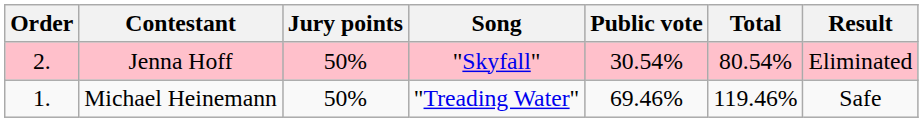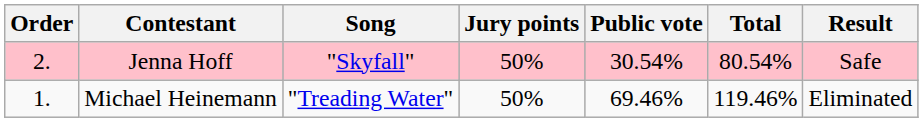columns swapped: (497, 23) <-> (345, 23)
(860, 60) Eliminated -> (860, 60) Safe
(860, 98) Safe -> (860, 98) Eliminated
